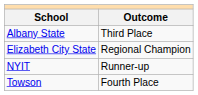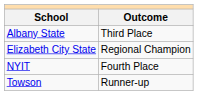(125, 66) Runner-up -> (130, 66) Fourth Place
(130, 82) Fourth Place -> (125, 82) Runner-up
